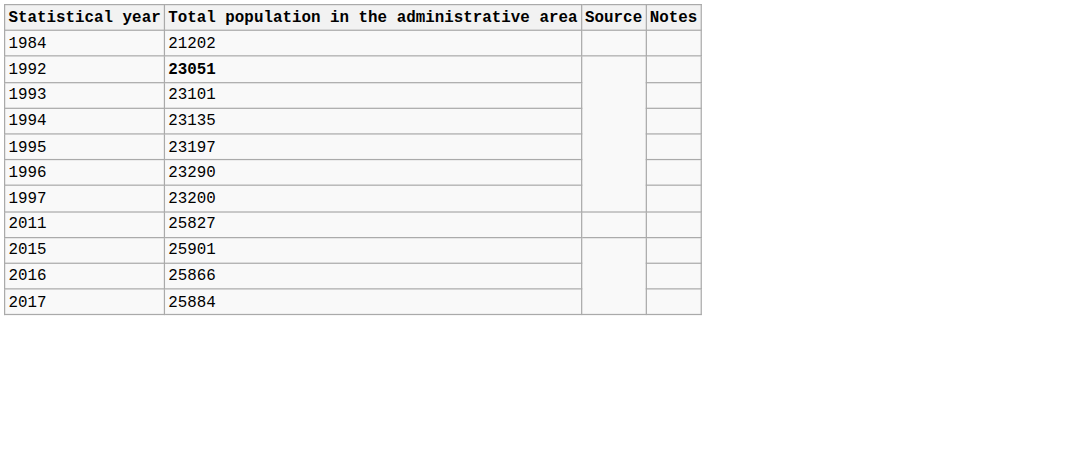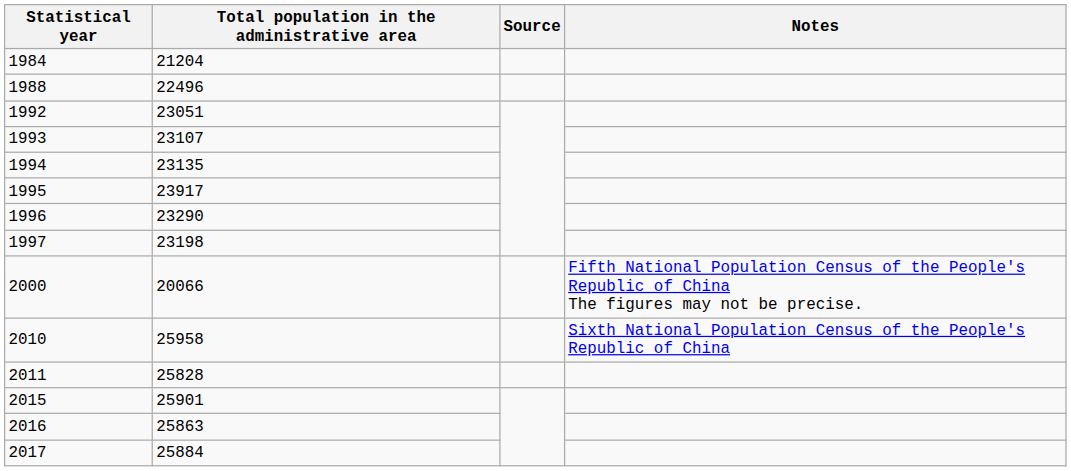(192, 43) 21202 -> (180, 62) 21204
+ row: (27, 88)
(192, 69) bold -> (180, 113) normal
(192, 95) 23101 -> (180, 139) 23107
(192, 147) 23197 -> (180, 191) 23917
(192, 198) 23200 -> (180, 243) 23198
+ row: (27, 287)
+ row: (27, 340)
(192, 224) 25827 -> (180, 375) 25828
(192, 276) 25866 -> (180, 427) 25863
